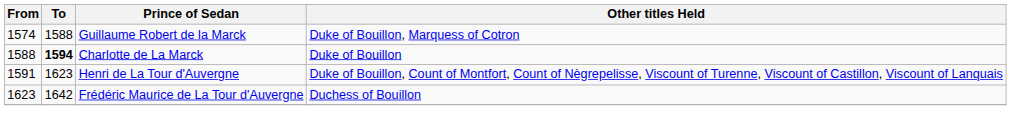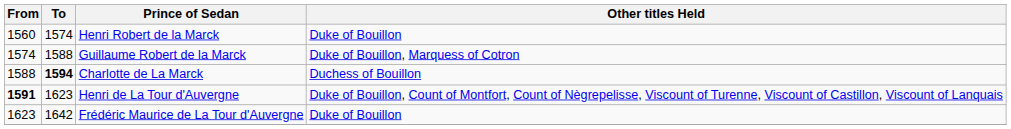+ row: (149, 34)
(355, 54) Duke of Bouillon -> (365, 74) Duchess of Bouillon
(21, 74) normal -> (21, 94) bold
(365, 94) Duchess of Bouillon -> (355, 114) Duke of Bouillon
